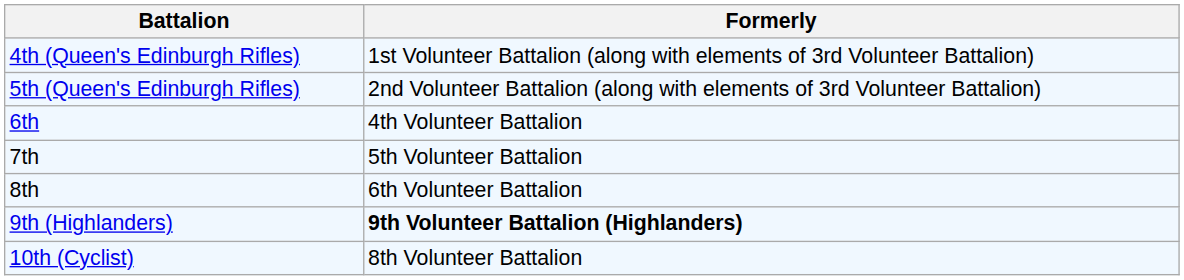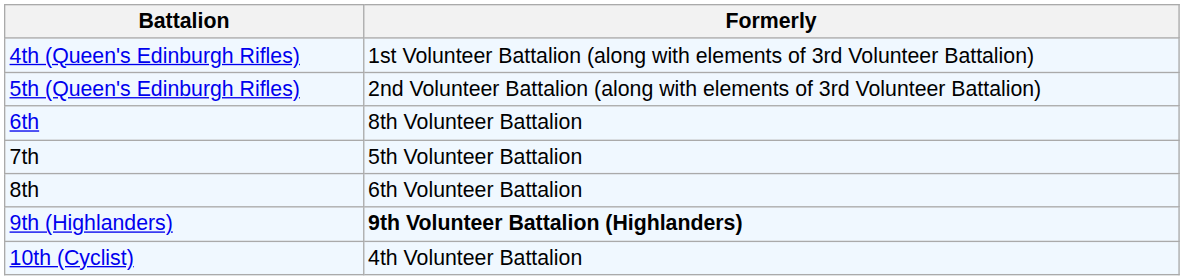(475, 122) 4th Volunteer Battalion -> (475, 122) 8th Volunteer Battalion
(475, 257) 8th Volunteer Battalion -> (475, 257) 4th Volunteer Battalion
